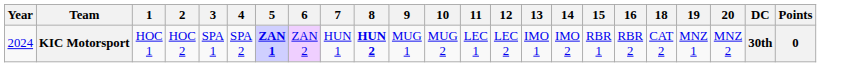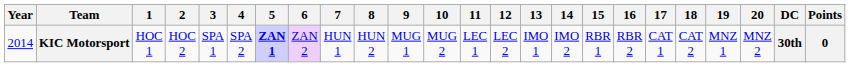+ column: (661, 14)
(20, 43) 2024 -> (20, 43) 2014
(372, 43) bold -> (371, 43) normal
